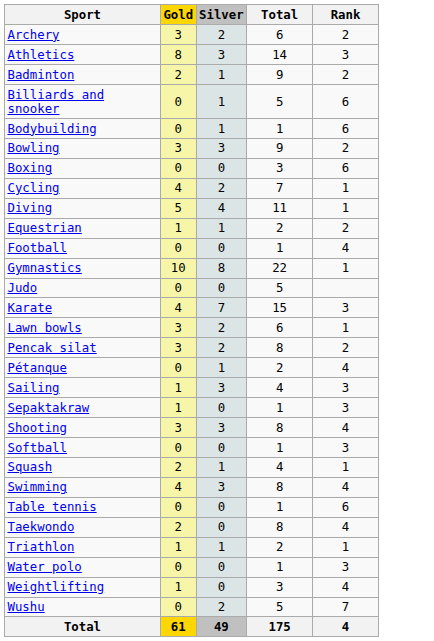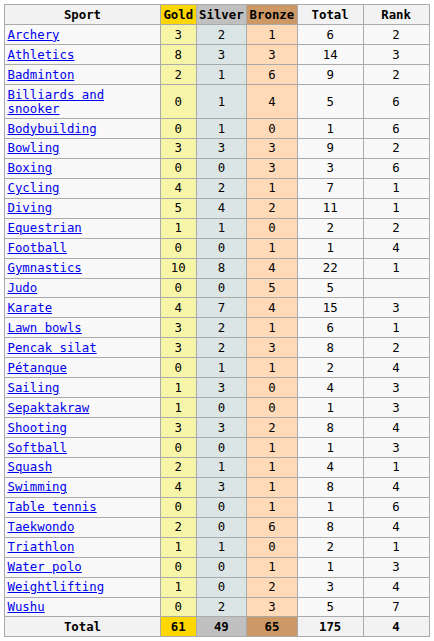+ column: (272, 15)
